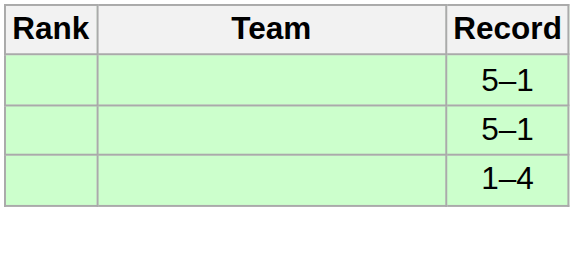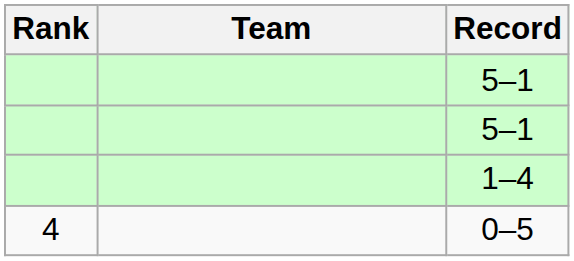+ row: (51, 229)
